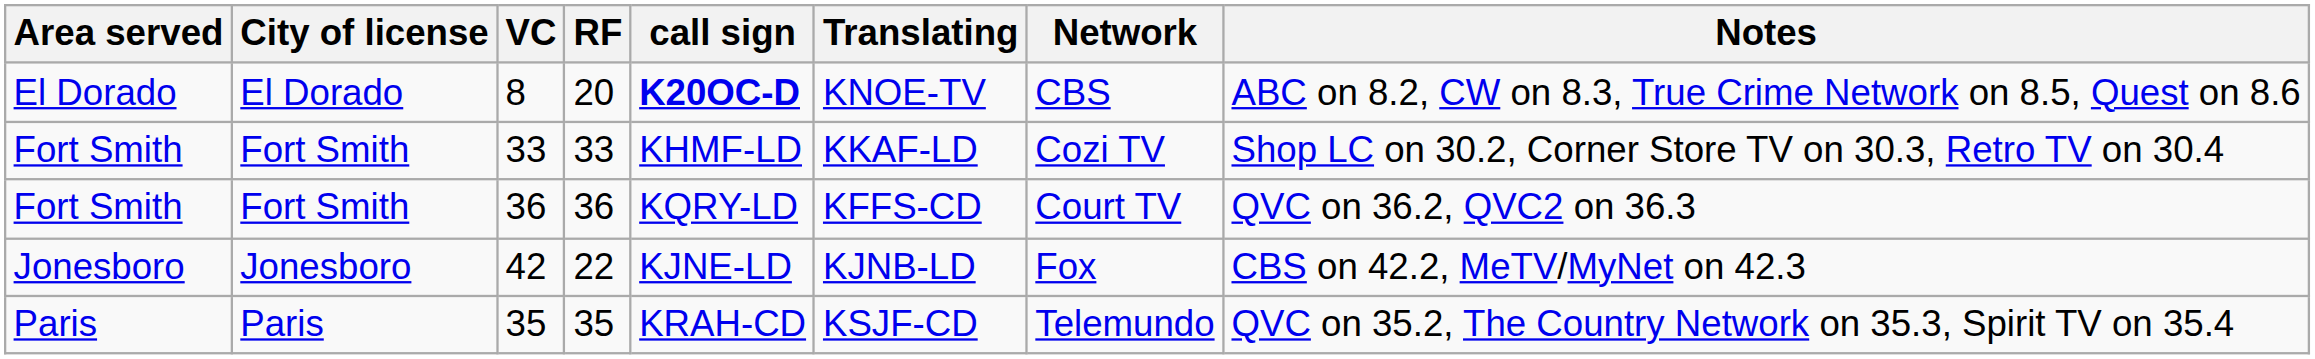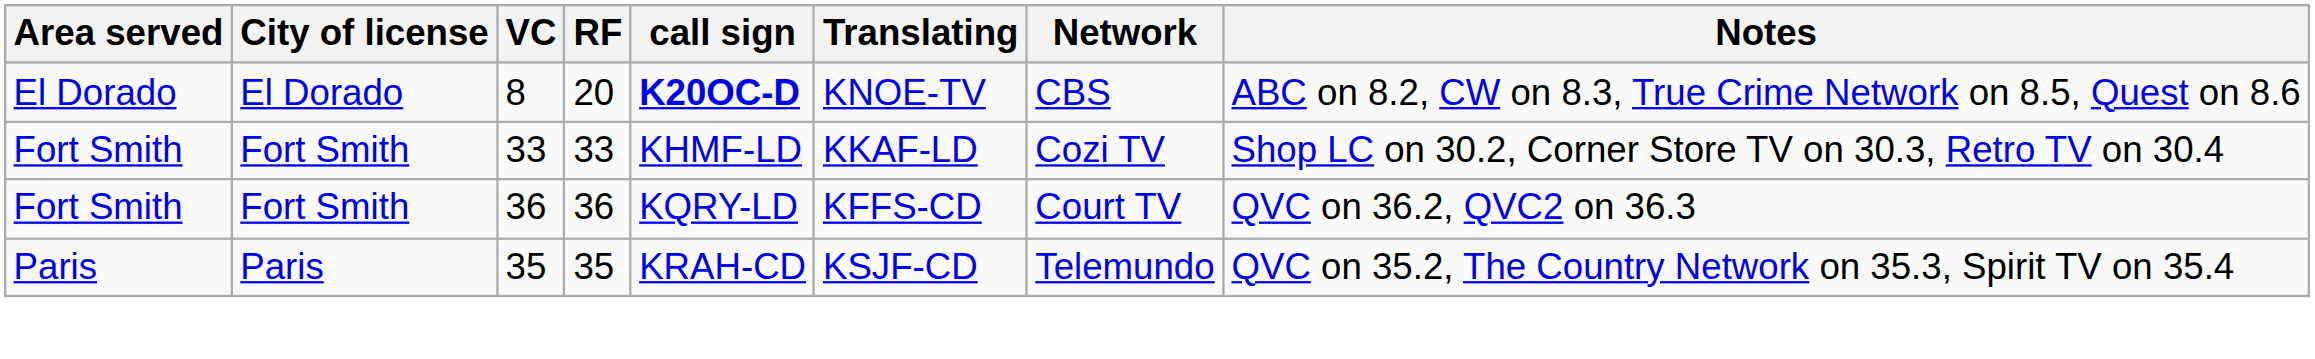- row: (526, 265)
